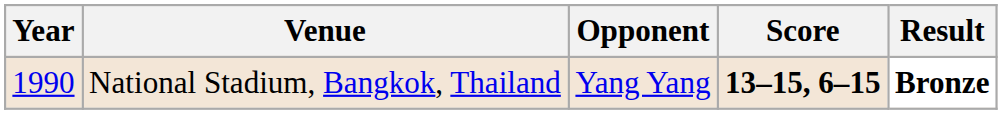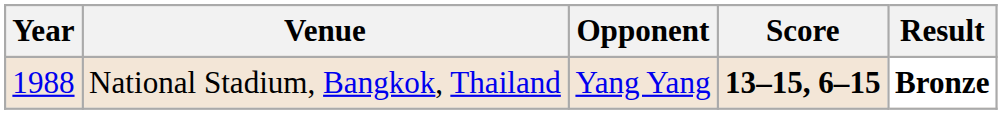(43, 81) 1990 -> (43, 81) 1988
